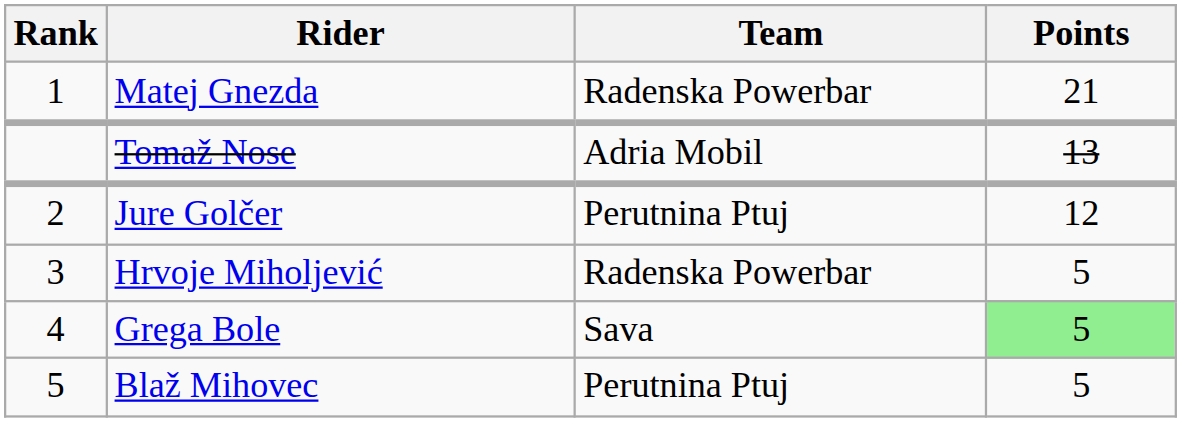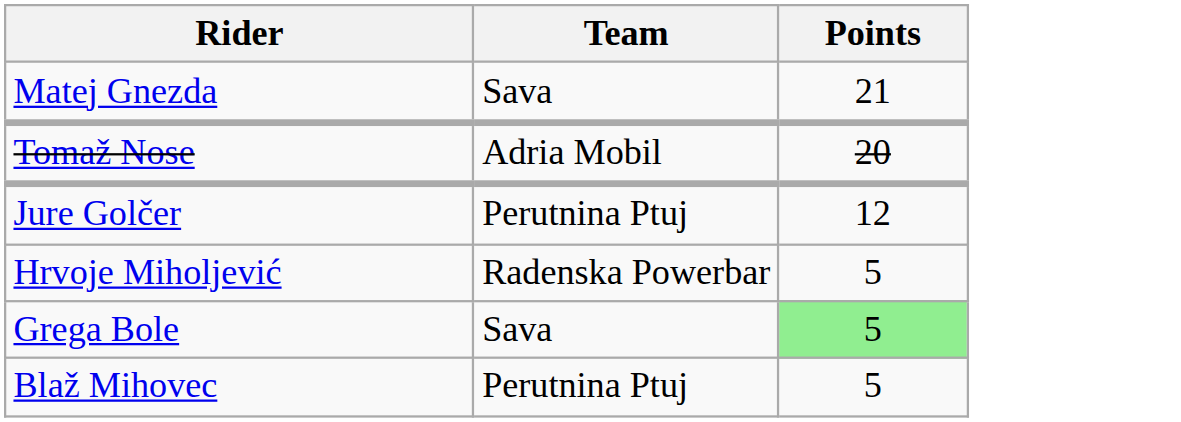- column: (56, 33)
(727, 90) Radenska Powerbar -> (517, 90) Sava
(1081, 152) 13 -> (873, 152) 20
